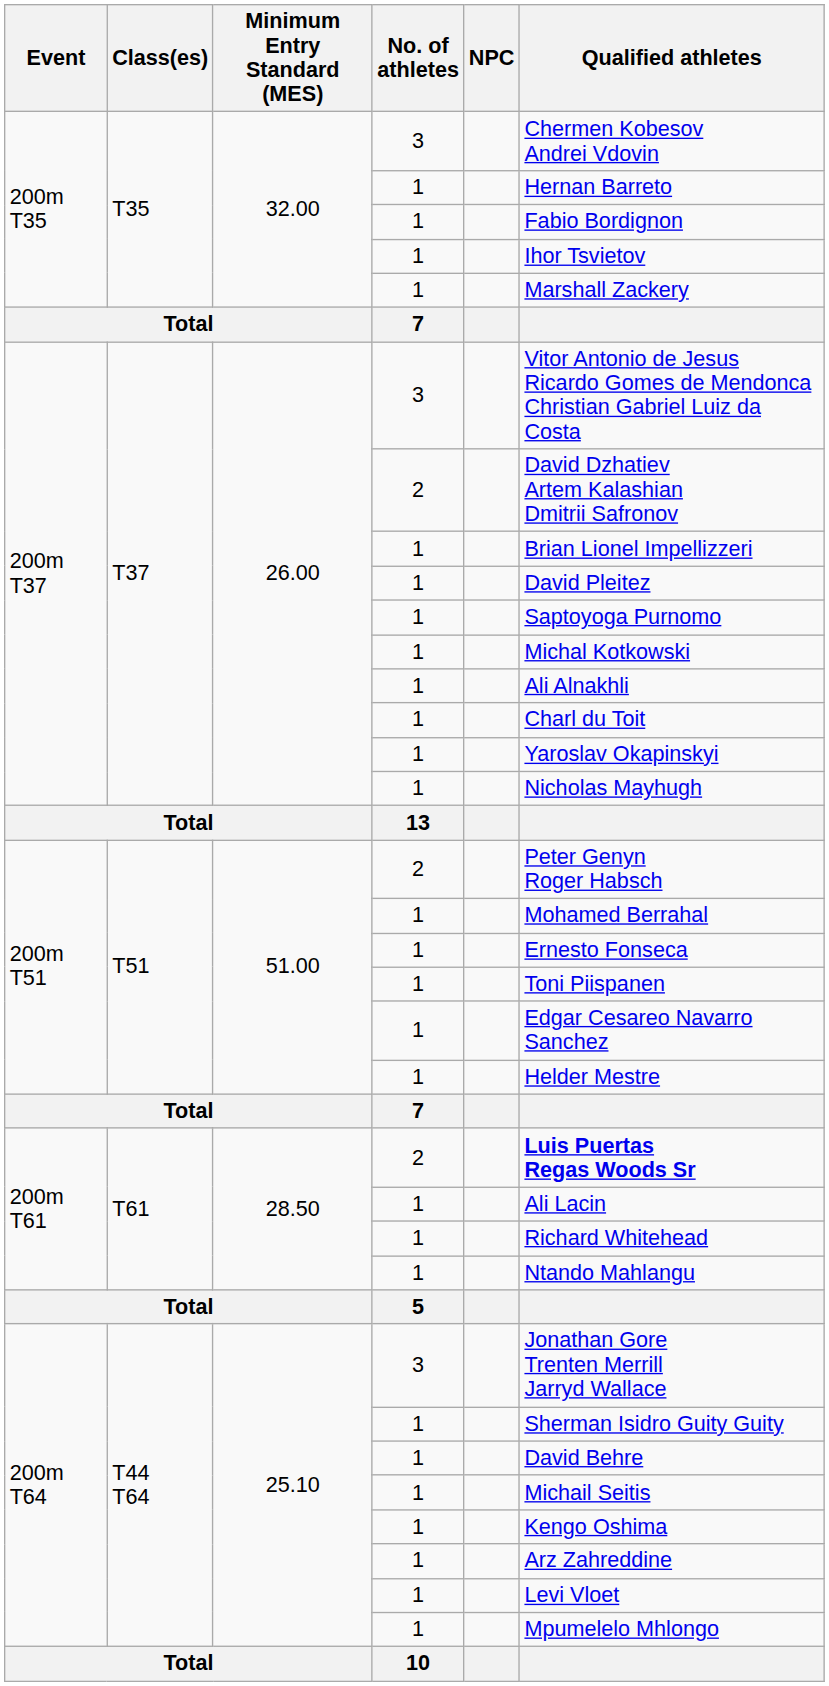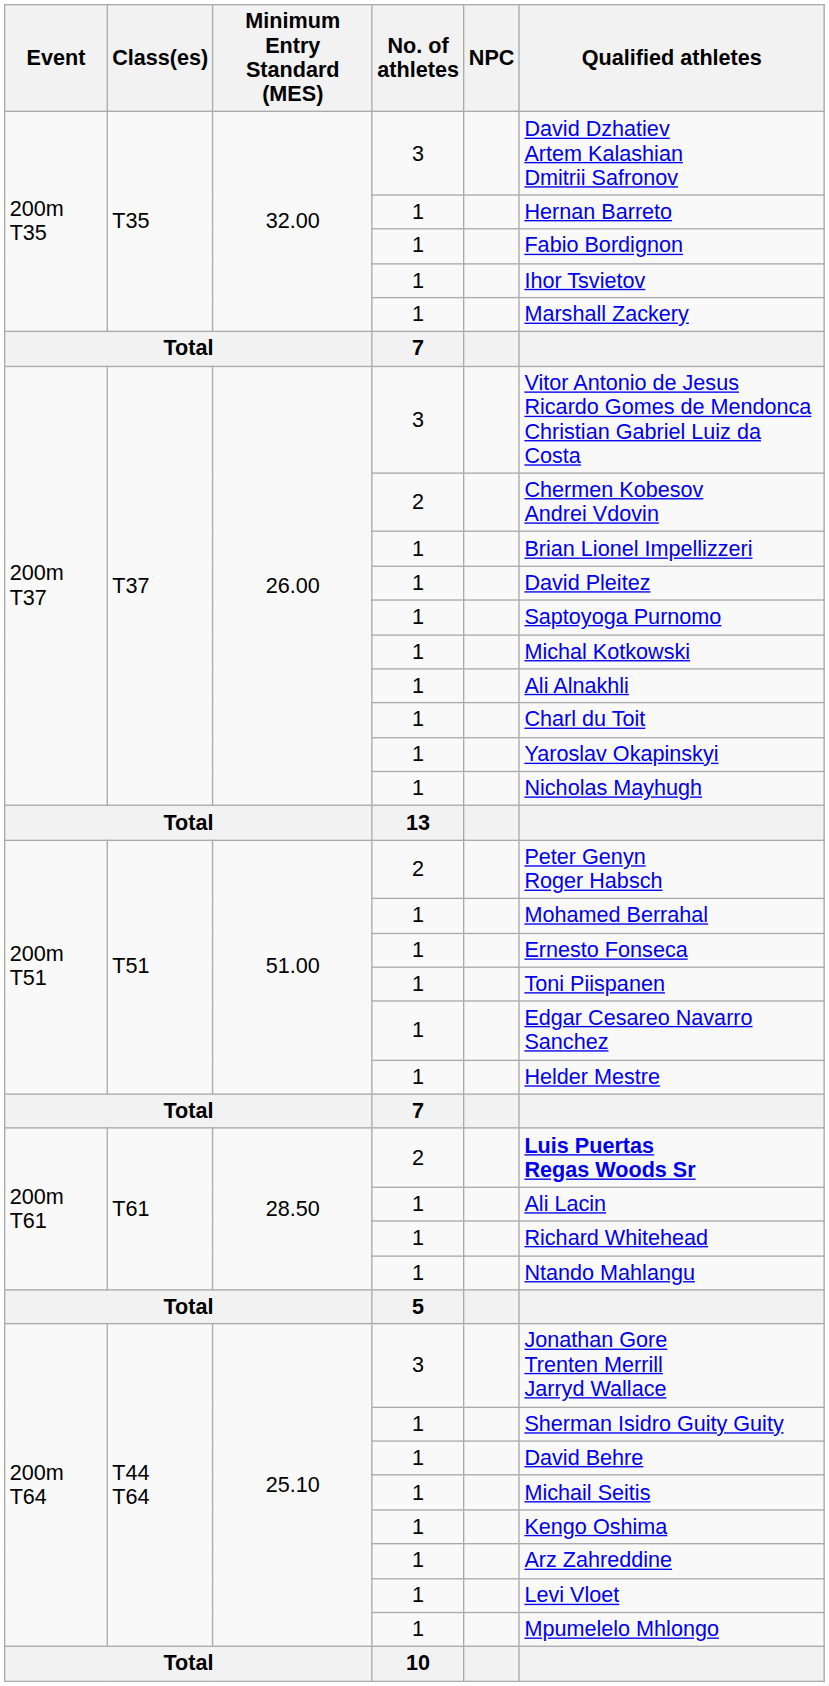(614, 140) Chermen Kobesov Andrei Vdovin -> (604, 153) David Dzhatiev Artem Kalashian Dmitrii Safronov
(604, 490) David Dzhatiev Artem Kalashian Dmitrii Safronov -> (614, 502) Chermen Kobesov Andrei Vdovin
